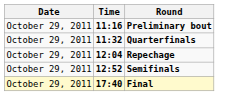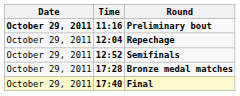(49, 26) normal -> (49, 26) bold
- row: (161, 40)
+ row: (180, 69)
